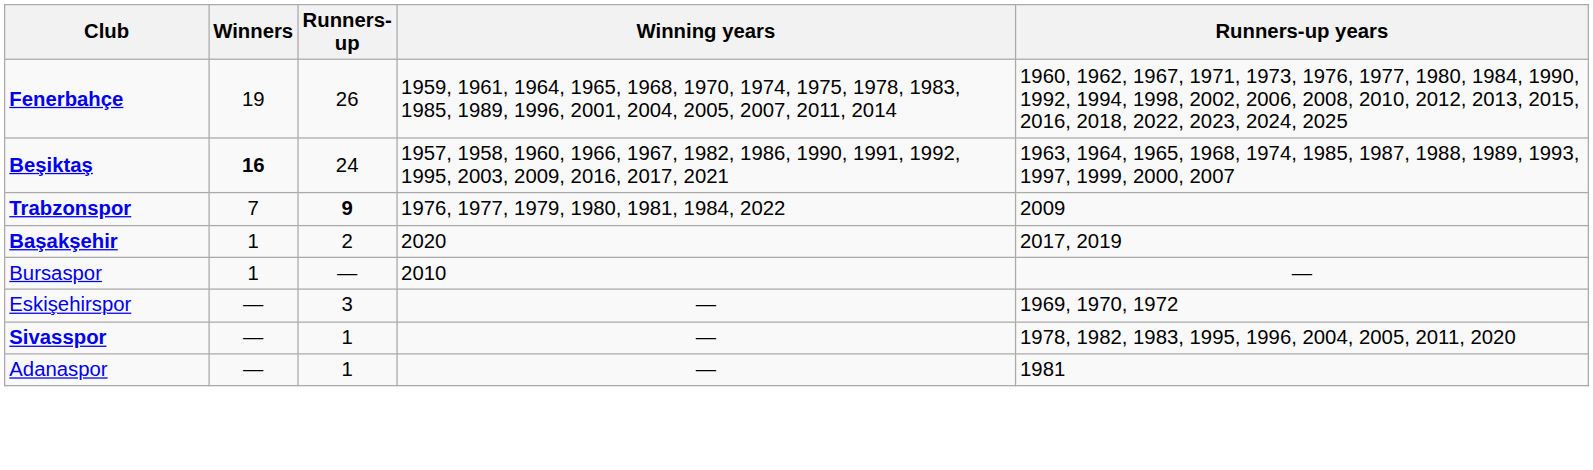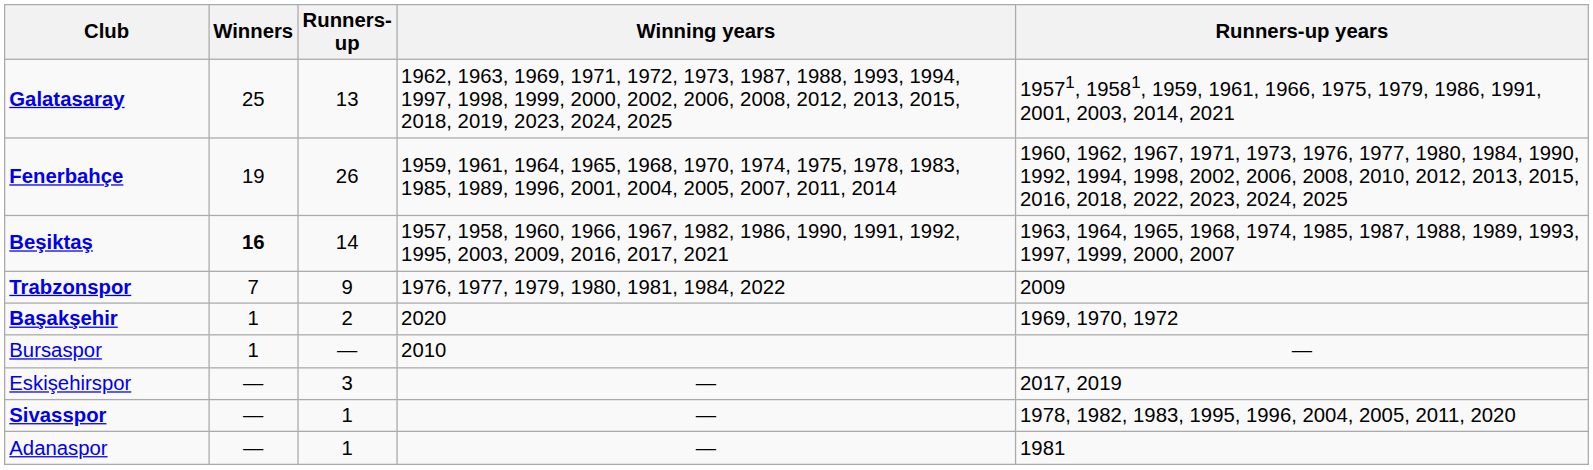+ row: (67, 98)
(347, 165) 24 -> (347, 243) 14
(347, 208) bold -> (347, 286) normal
(1071, 240) 2017, 2019 -> (1099, 318) 1969, 1970, 1972
(1099, 305) 1969, 1970, 1972 -> (1071, 383) 2017, 2019
